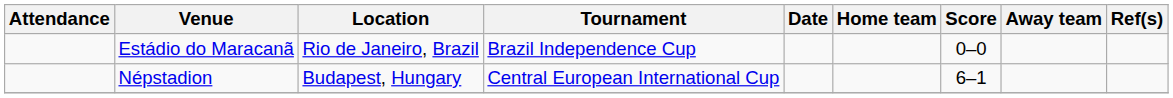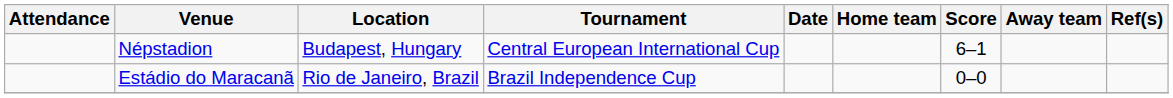rows swapped: (165, 78) <-> (206, 48)
